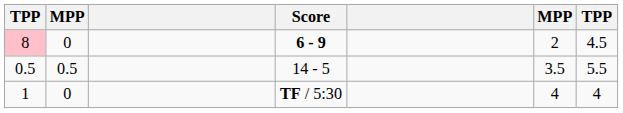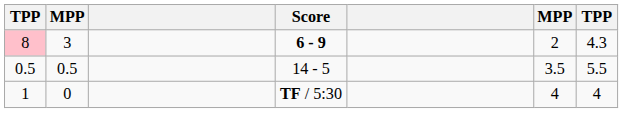(67, 42) 0 -> (67, 42) 3
(597, 42) 4.5 -> (597, 42) 4.3
